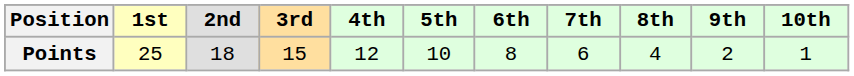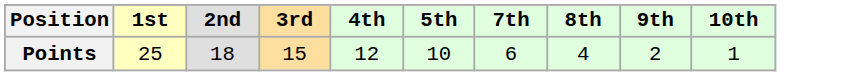- column: (511, 21)
